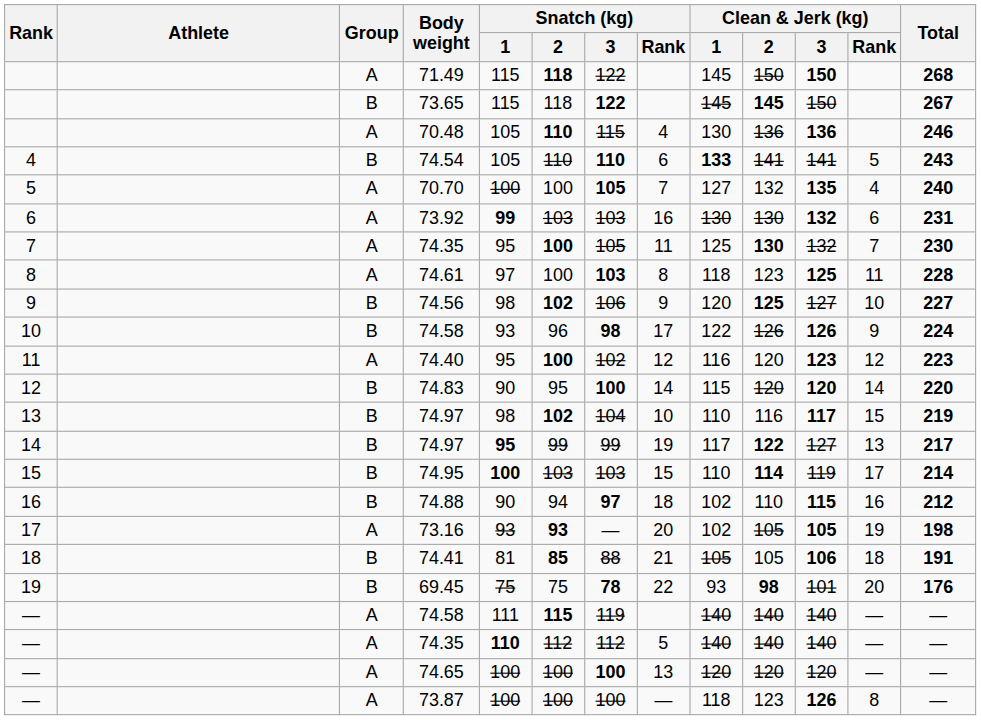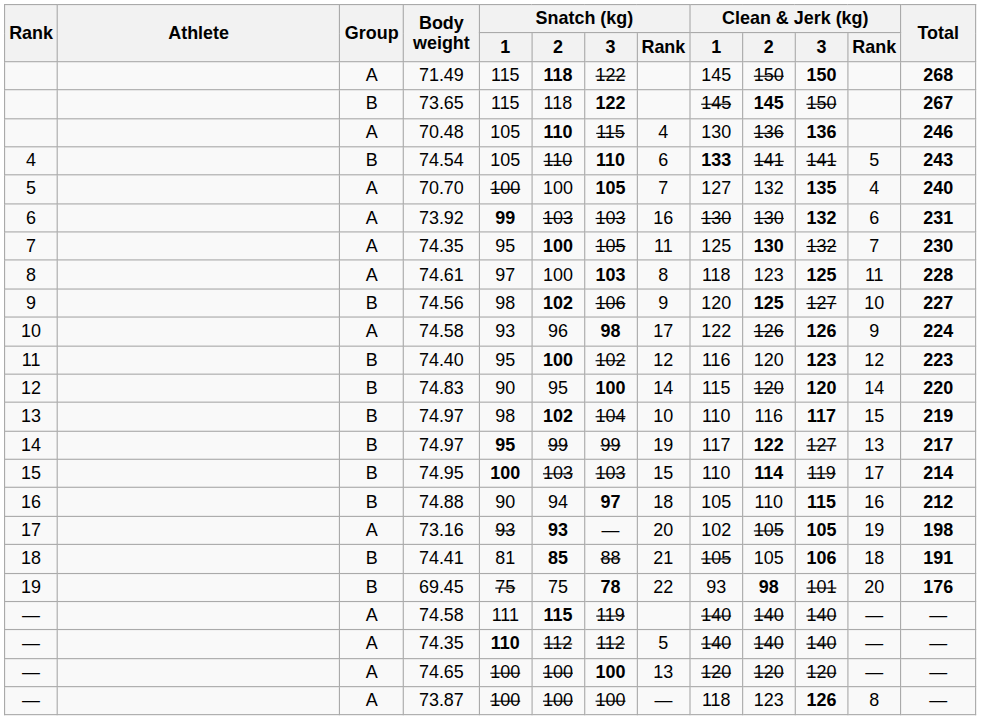(372, 331) B -> (372, 331) A
(372, 359) A -> (372, 359) B
(716, 501) 102 -> (716, 501) 105
